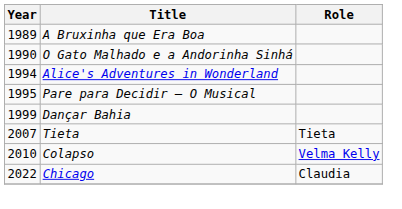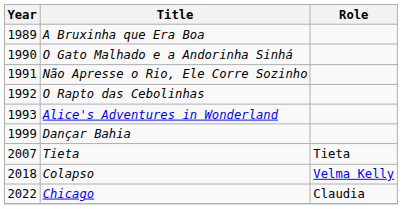+ row: (175, 74)
+ row: (124, 94)
(22, 74) 1994 -> (22, 114) 1993
- row: (149, 94)
(22, 154) 2010 -> (22, 174) 2018
